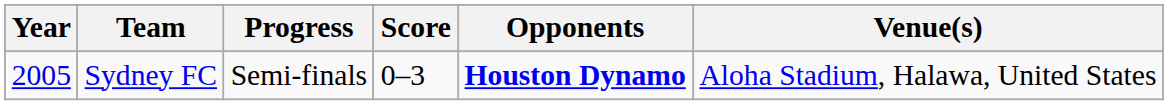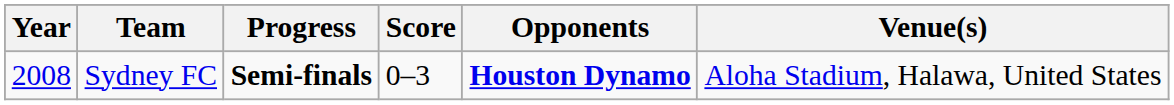(41, 74) 2005 -> (41, 74) 2008
(299, 74) normal -> (301, 74) bold
